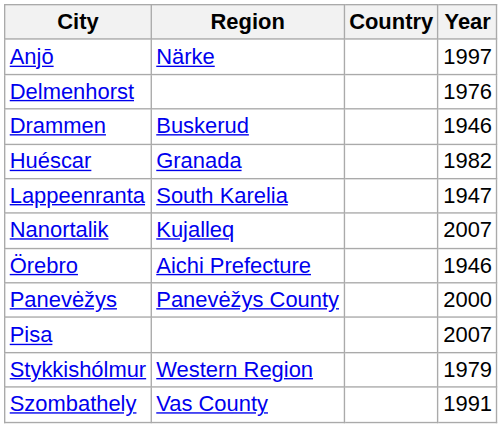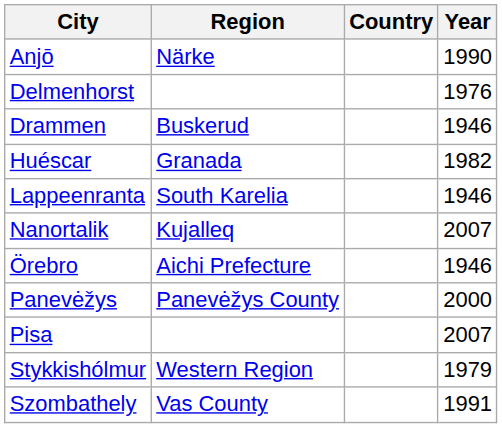(468, 56) 1997 -> (468, 56) 1990
(468, 195) 1947 -> (468, 195) 1946
